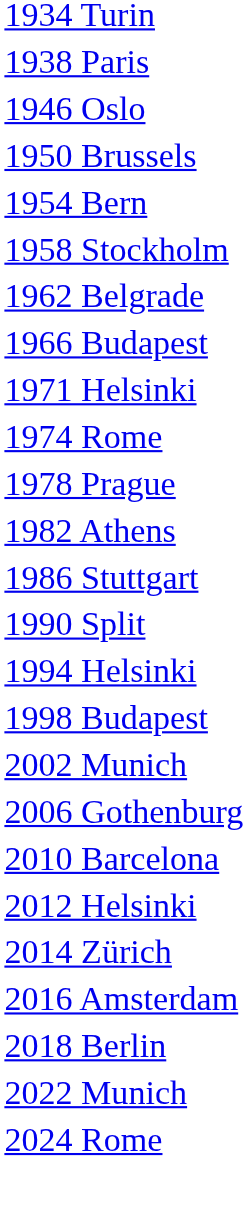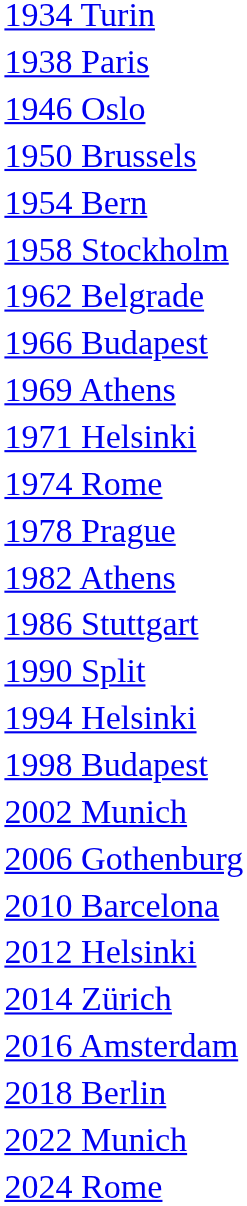+ row: (90, 389)
